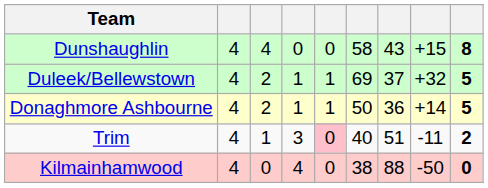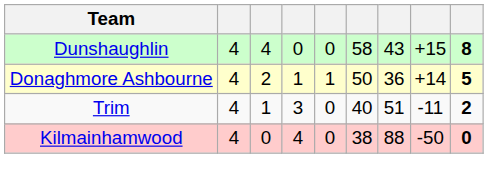- row: (111, 78)
(330, 138) pink background -> (330, 108) no background
